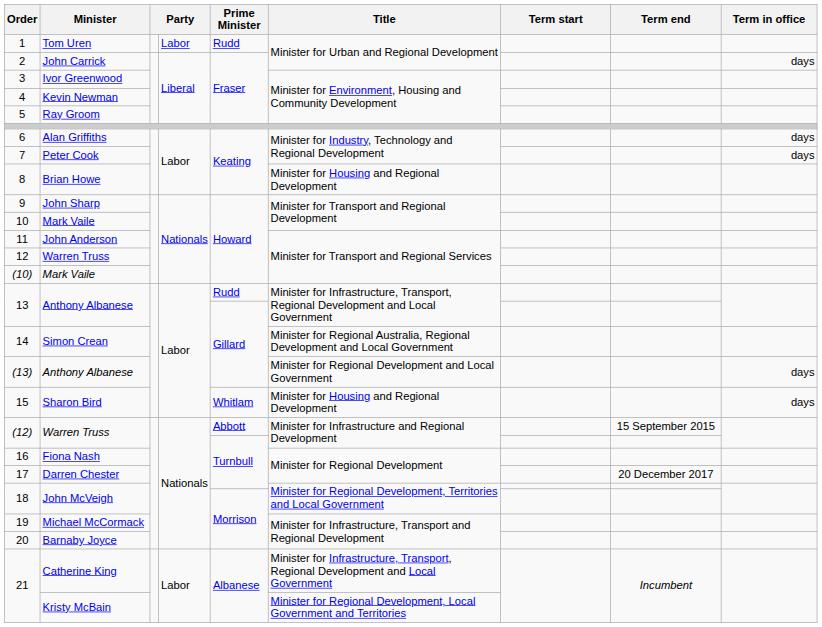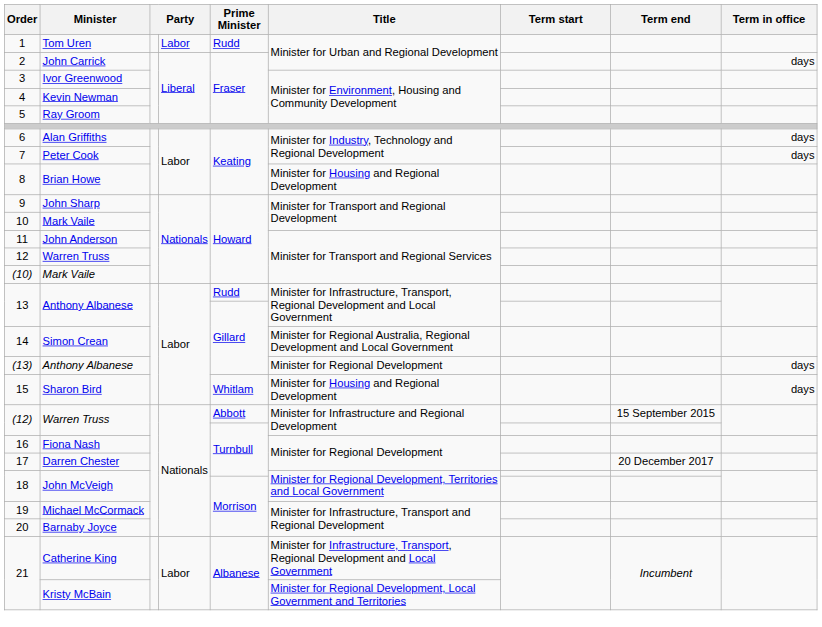(382, 372) Minister for Regional Development and Local Government -> (356, 365) Minister for Regional Development
